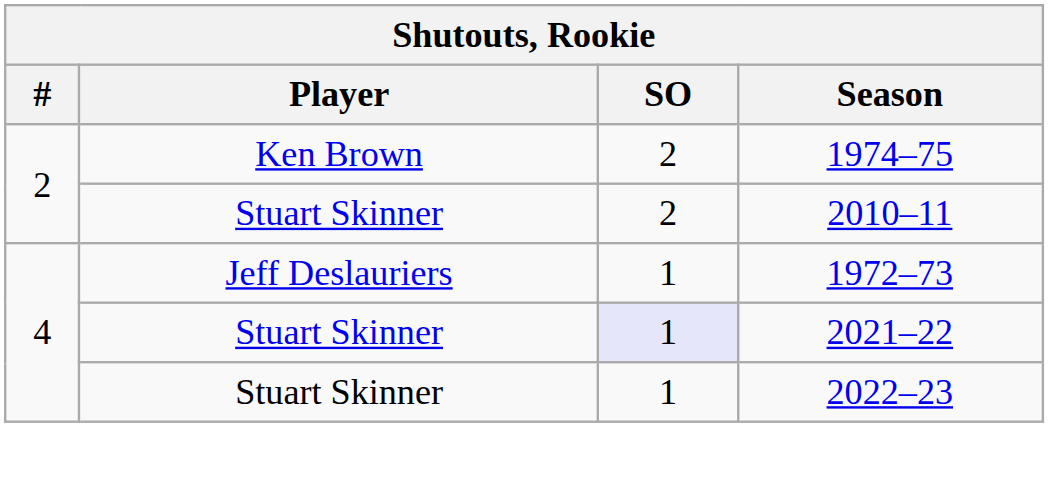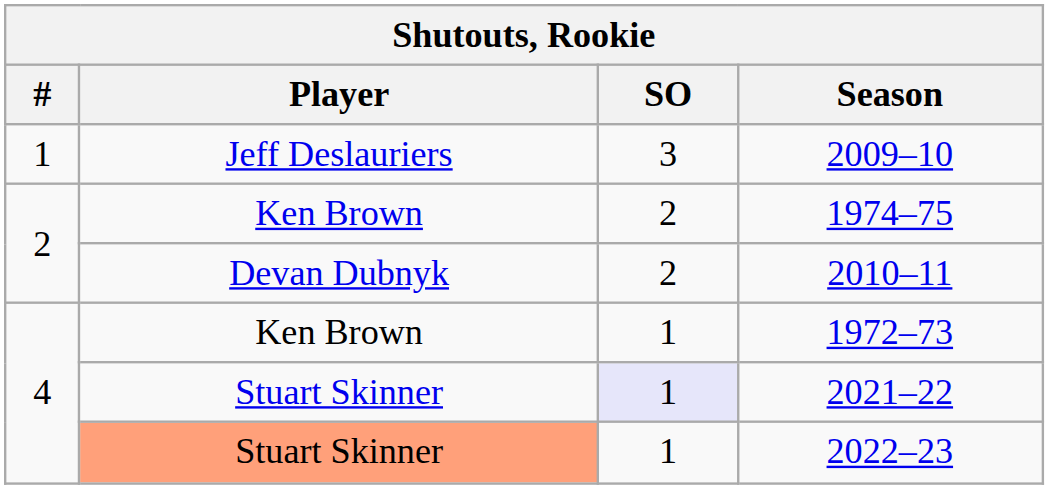+ row: (890, 153)
(339, 213) Stuart Skinner -> (339, 273) Devan Dubnyk
(339, 273) Jeff Deslauriers -> (339, 332) Ken Brown
(339, 392) no background -> (339, 452) lightsalmon background
